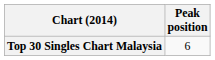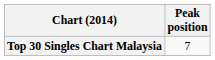(187, 45) 6 -> (187, 45) 7
